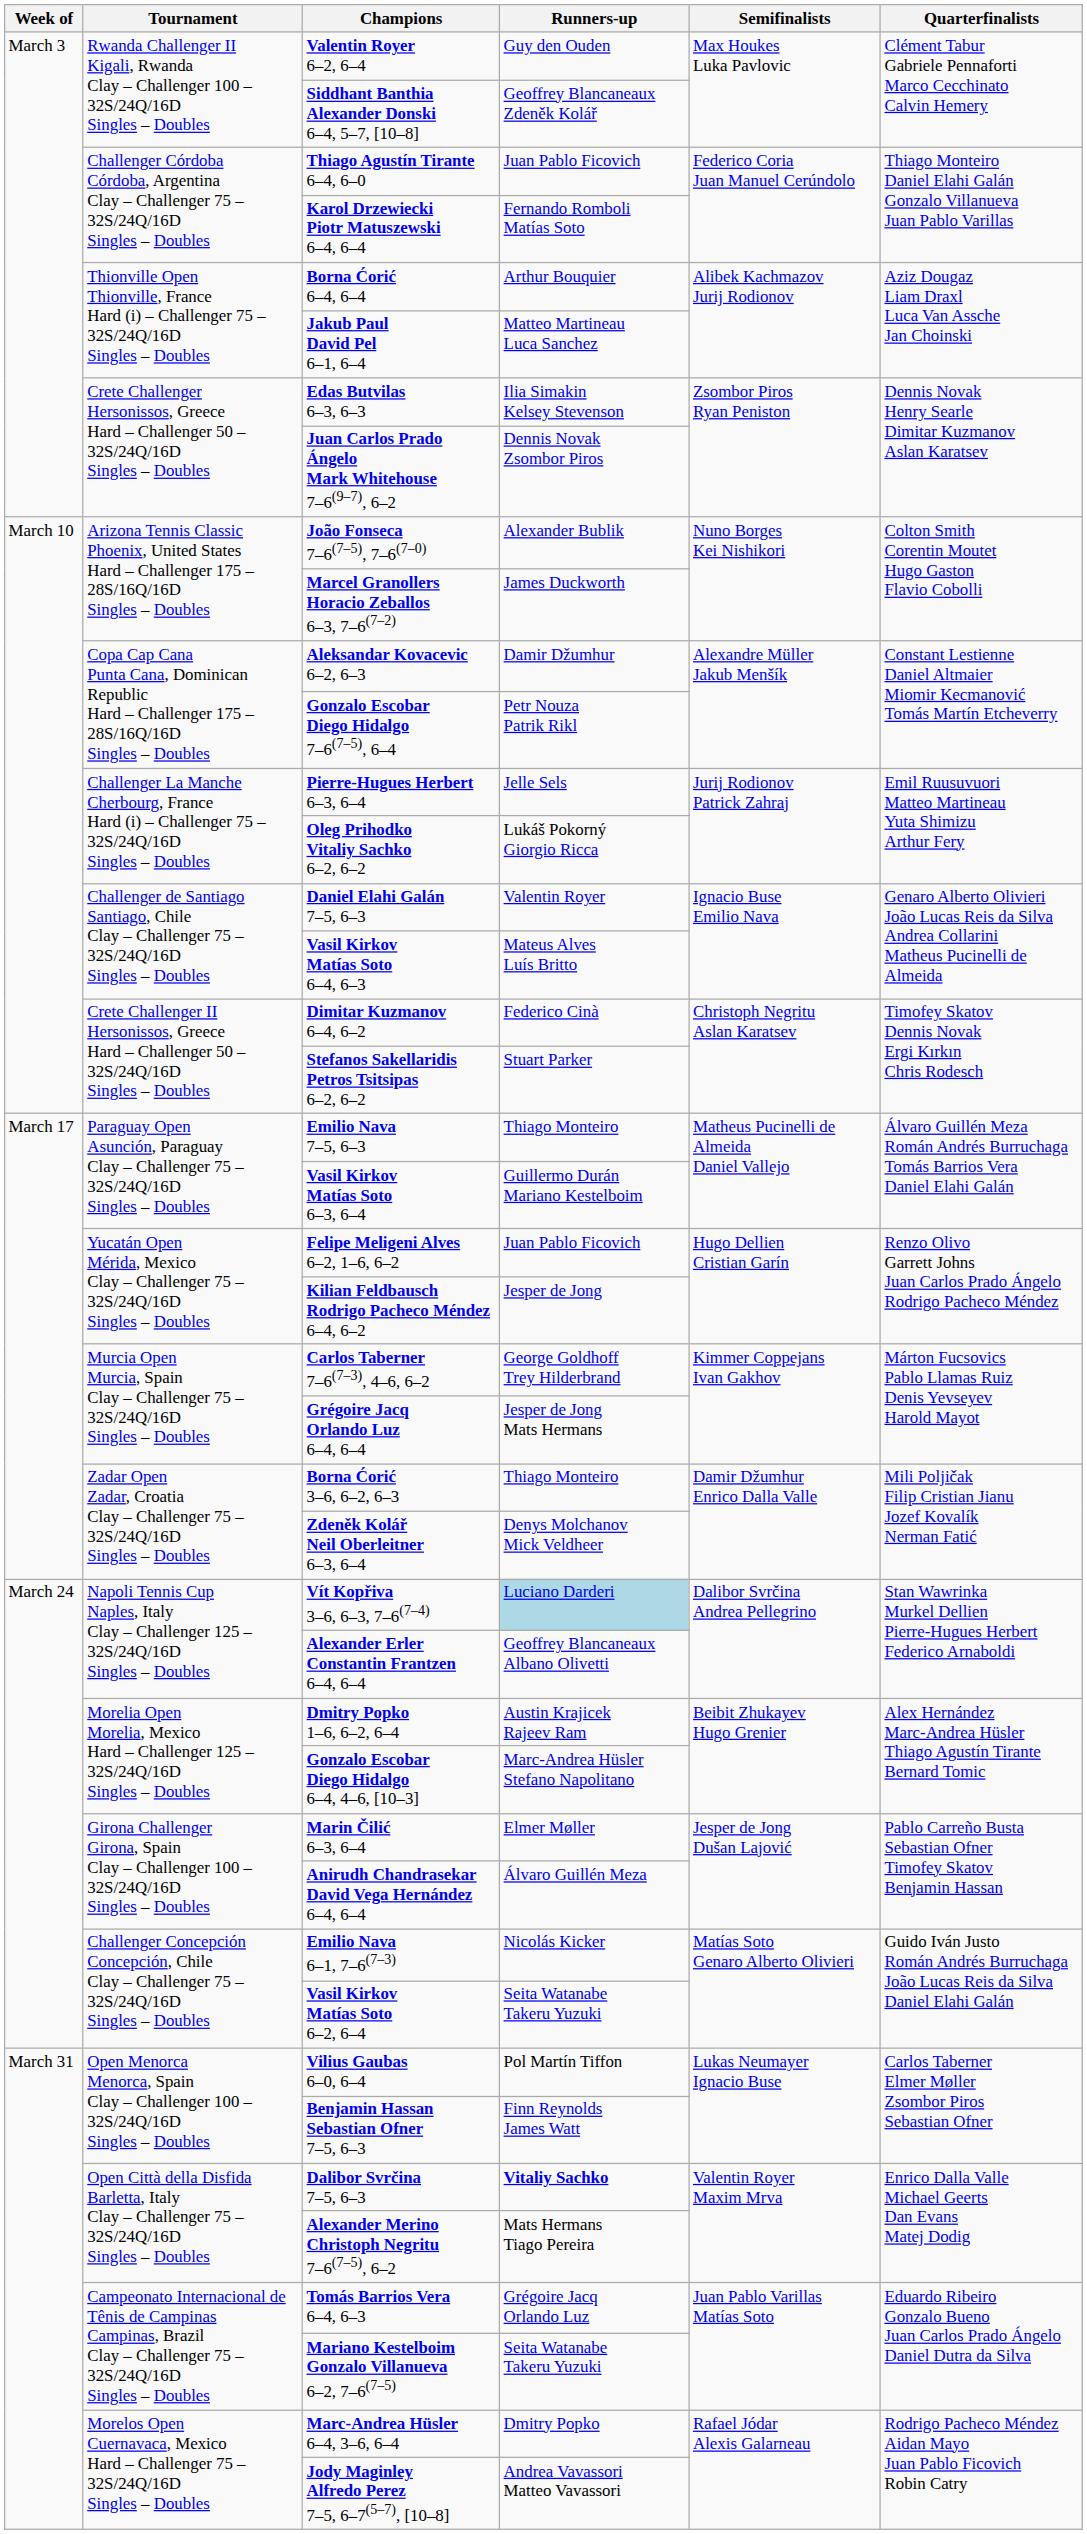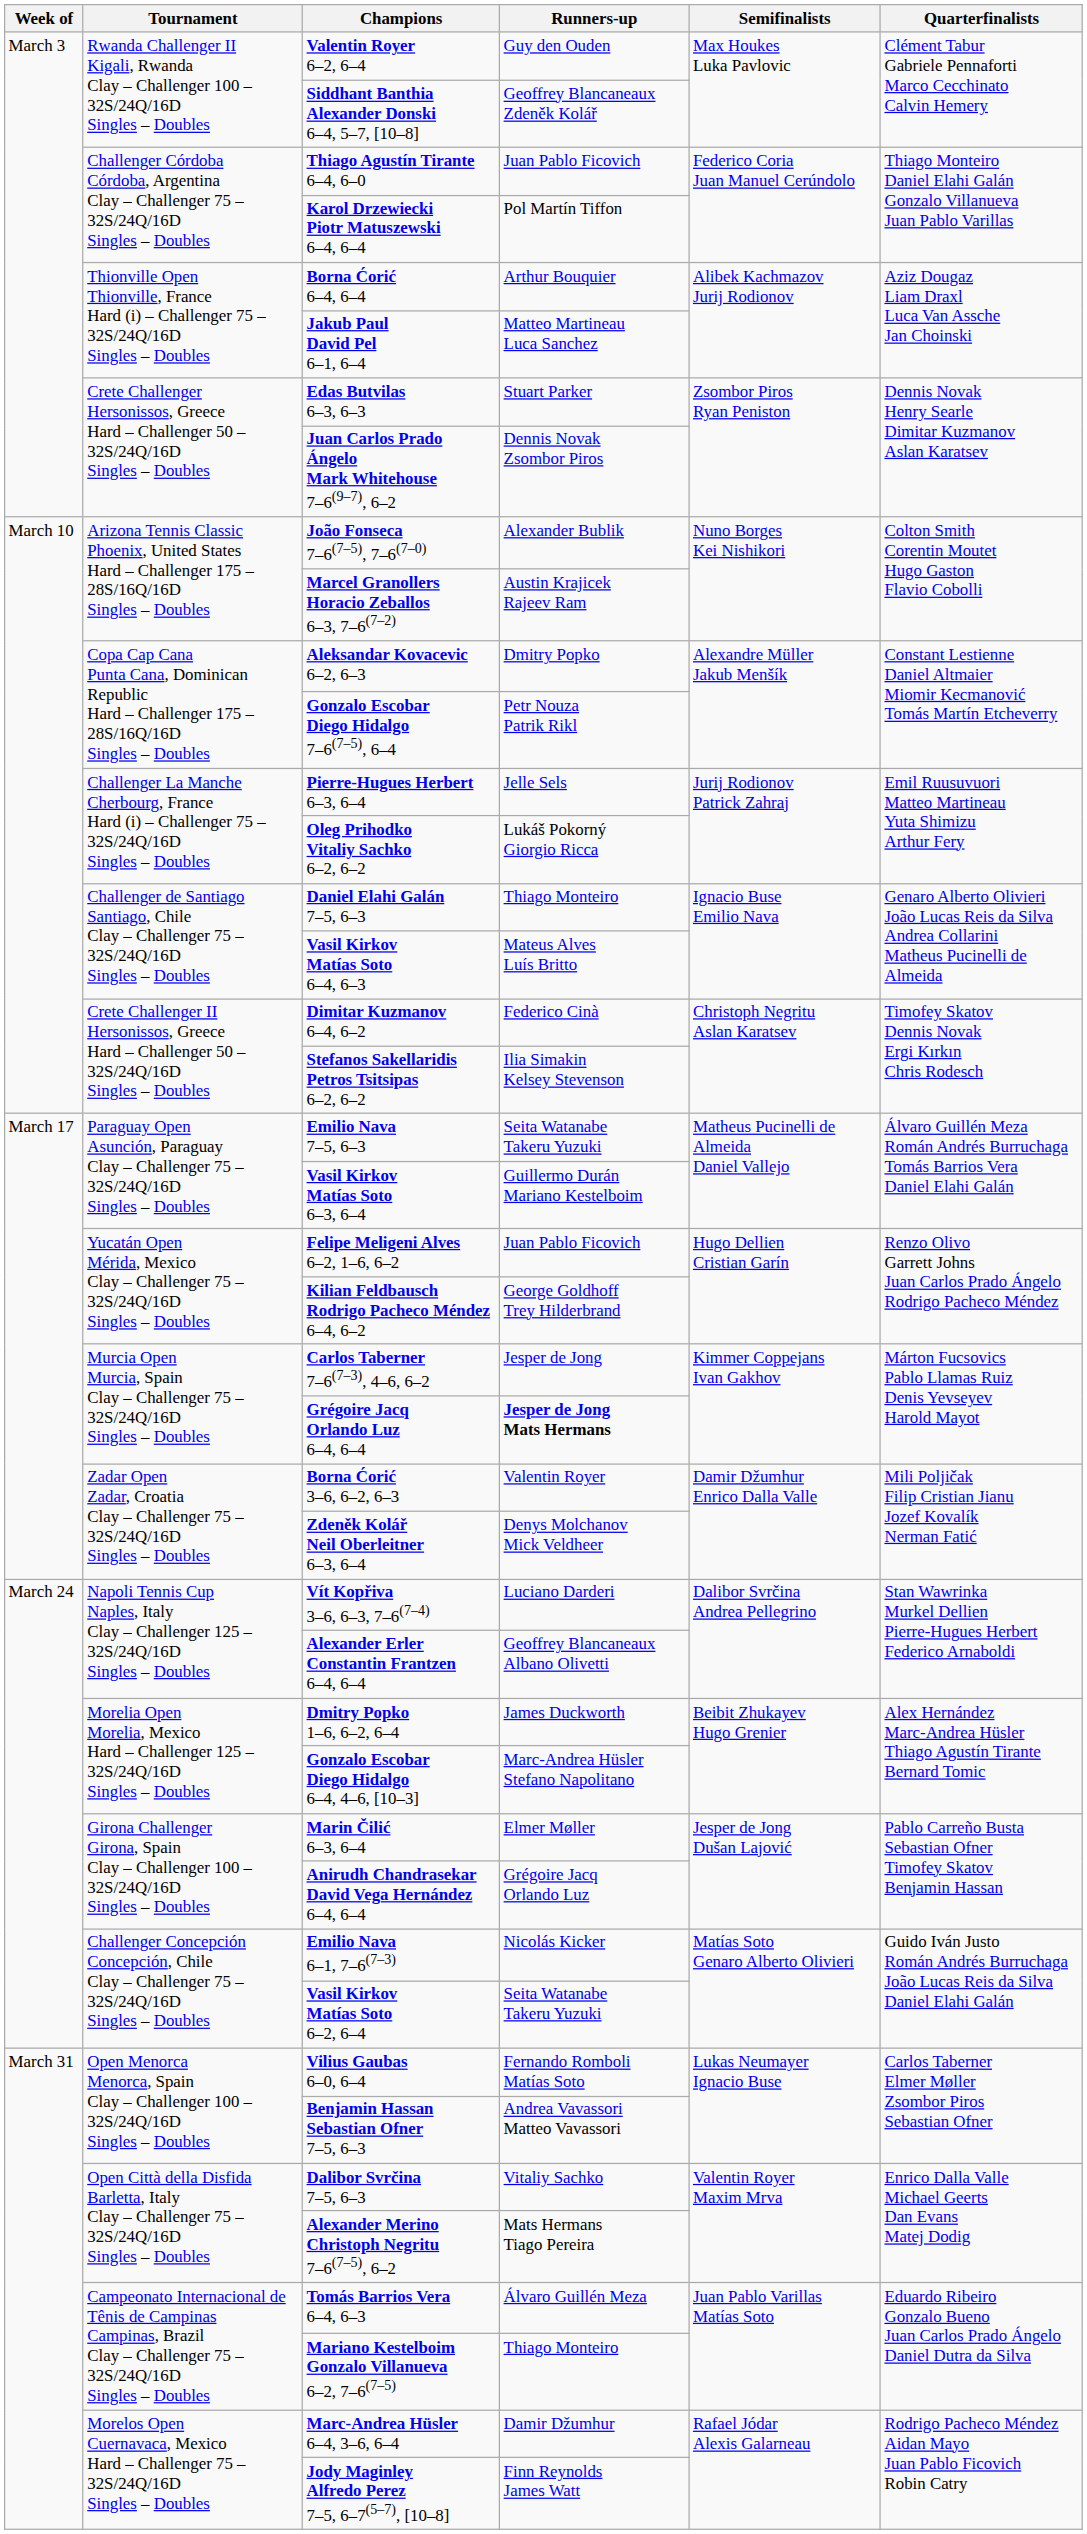(567, 218) Fernando Romboli Matías Soto -> (563, 208) Pol Martín Tiffon
(564, 401) Ilia Simakin Kelsey Stevenson -> (548, 391) Stuart Parker
(564, 582) James Duckworth -> (557, 592) Austin Krajicek Rajeev Ram
(559, 654) Damir Džumhur -> (552, 654) Dmitry Popko
(554, 896) Valentin Royer -> (561, 896) Thiago Monteiro
(548, 1059) Stuart Parker -> (564, 1069) Ilia Simakin Kelsey Stevenson
(561, 1127) Thiago Monteiro -> (555, 1137) Seita Watanabe Takeru Yuzuki
(553, 1289) Jesper de Jong -> (562, 1299) George Goldhoff Trey Hilderbrand
(562, 1367) George Goldhoff Trey Hilderbrand -> (553, 1357) Jesper de Jong
(553, 1419) normal -> (557, 1419) bold
(561, 1477) Thiago Monteiro -> (554, 1477) Valentin Royer
(559, 1592) lightblue background -> (559, 1592) no background
(557, 1721) Austin Krajicek Rajeev Ram -> (564, 1711) James Duckworth
(575, 1874) Álvaro Guillén Meza -> (551, 1884) Grégoire Jacq Orlando Luz
(563, 2061) Pol Martín Tiffon -> (567, 2071) Fernando Romboli Matías Soto
(553, 2119) Finn Reynolds James Watt -> (563, 2119) Andrea Vavassori Matteo Vavassori
(556, 2176) bold -> (553, 2176) normal
(551, 2306) Grégoire Jacq Orlando Luz -> (575, 2296) Álvaro Guillén Meza
(555, 2356) Seita Watanabe Takeru Yuzuki -> (561, 2346) Thiago Monteiro
(552, 2423) Dmitry Popko -> (559, 2423) Damir Džumhur
(563, 2480) Andrea Vavassori Matteo Vavassori -> (553, 2480) Finn Reynolds James Watt
